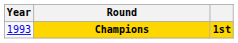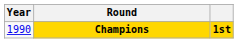(19, 29) 1993 -> (19, 29) 1990
